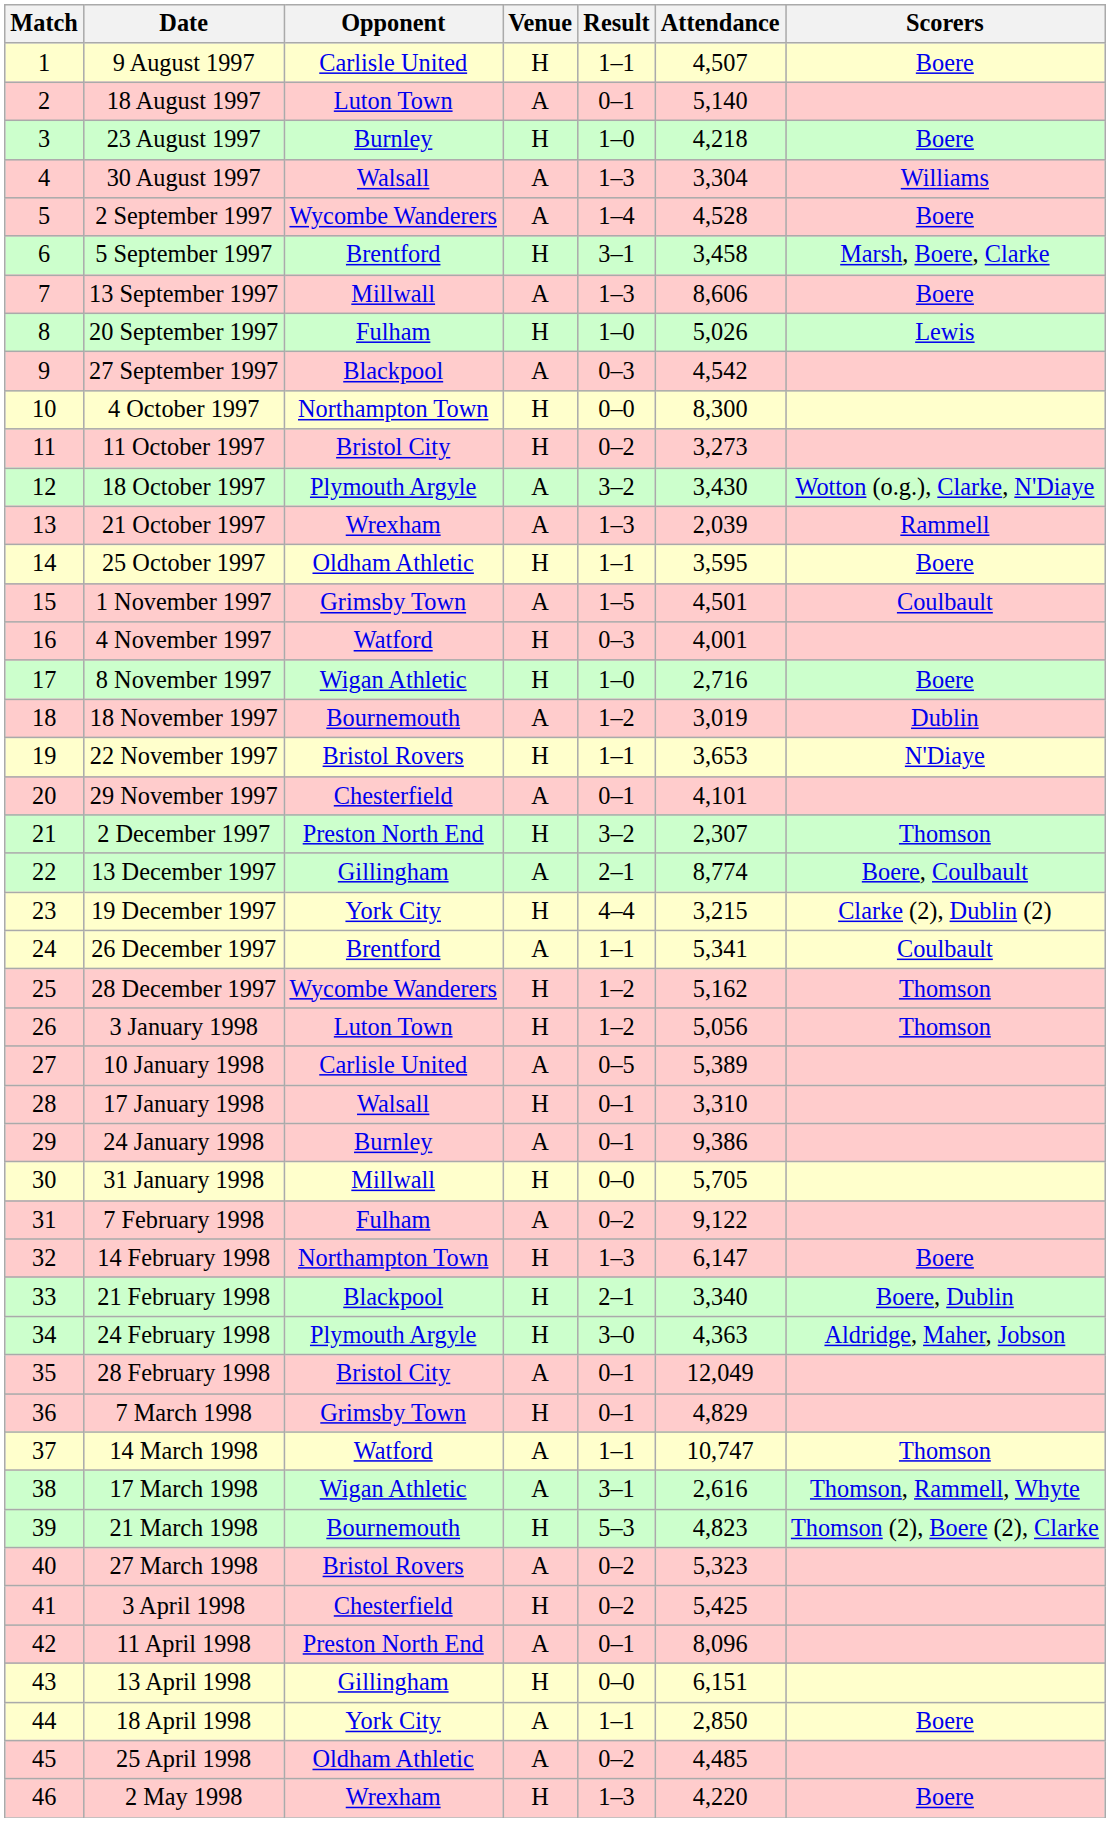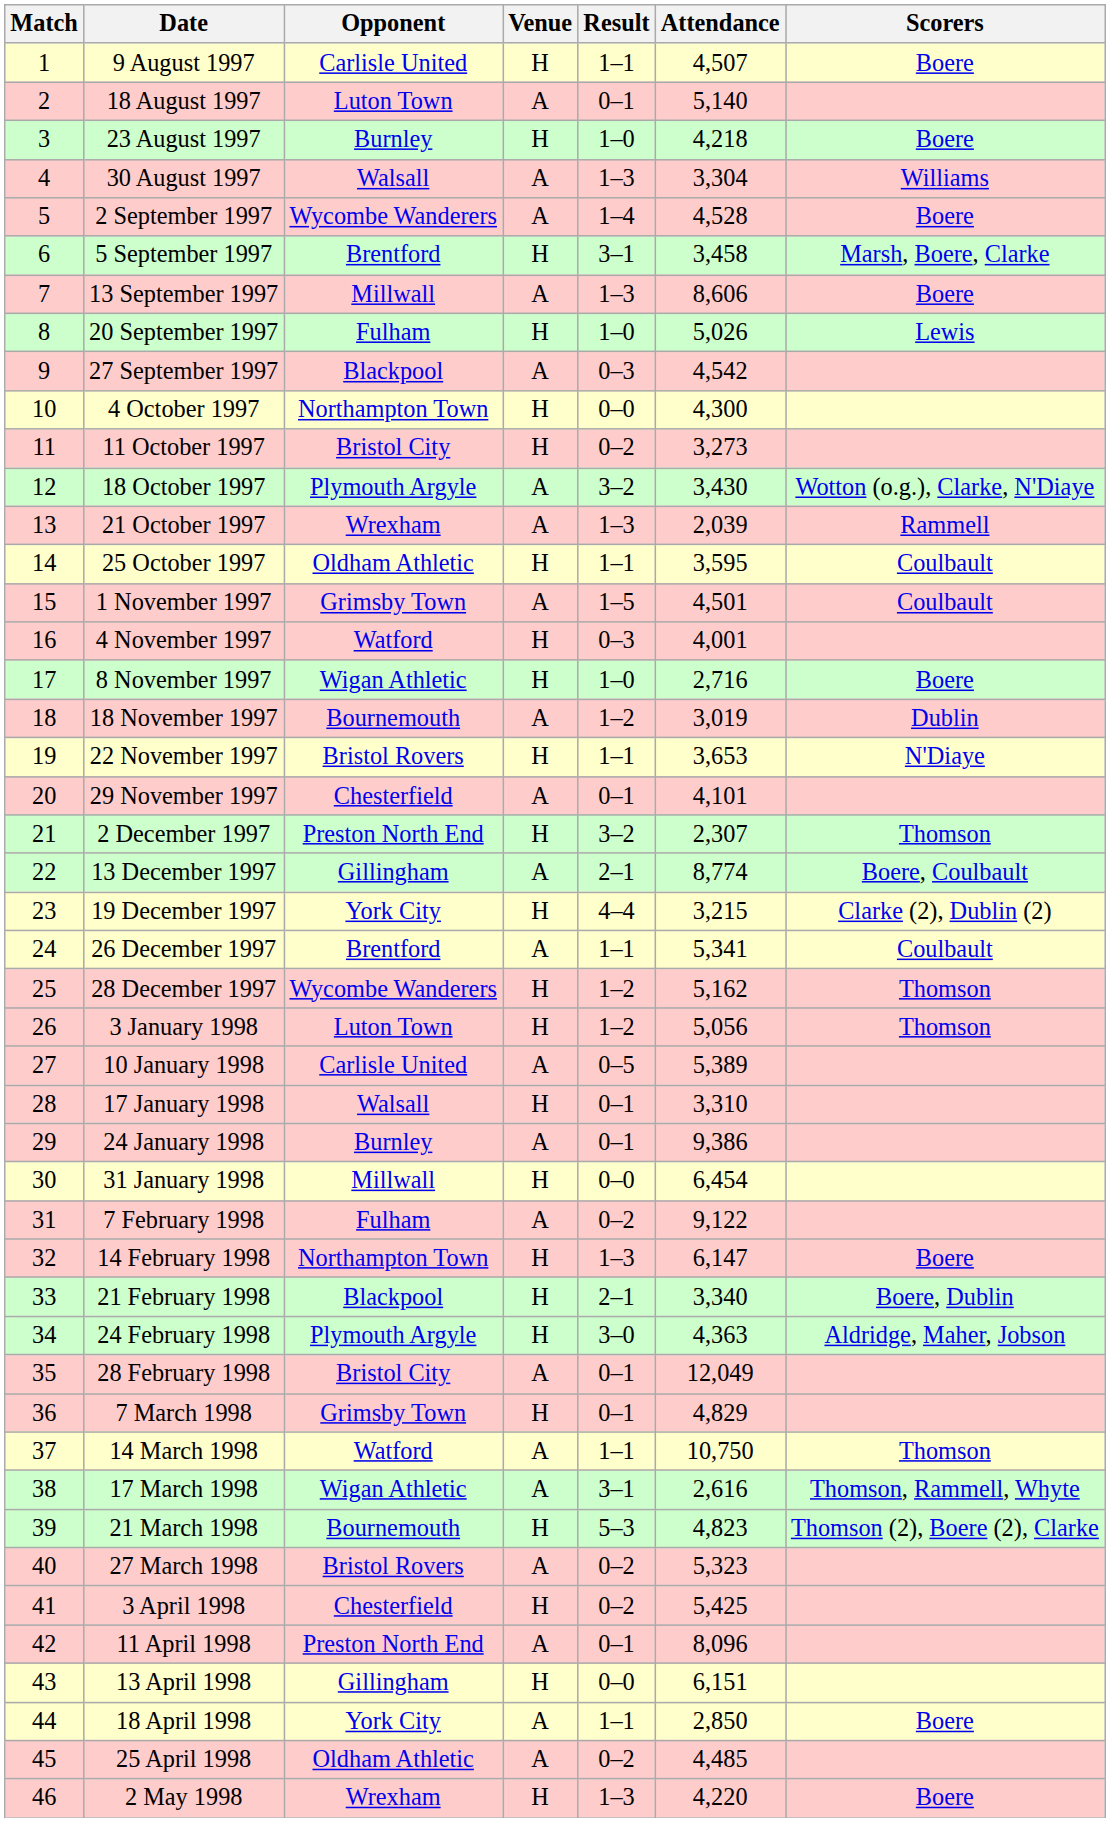(720, 409) 8,300 -> (720, 409) 4,300
(945, 563) Boere -> (945, 563) Coulbault
(720, 1180) 5,705 -> (720, 1180) 6,454
(720, 1450) 10,747 -> (720, 1450) 10,750
